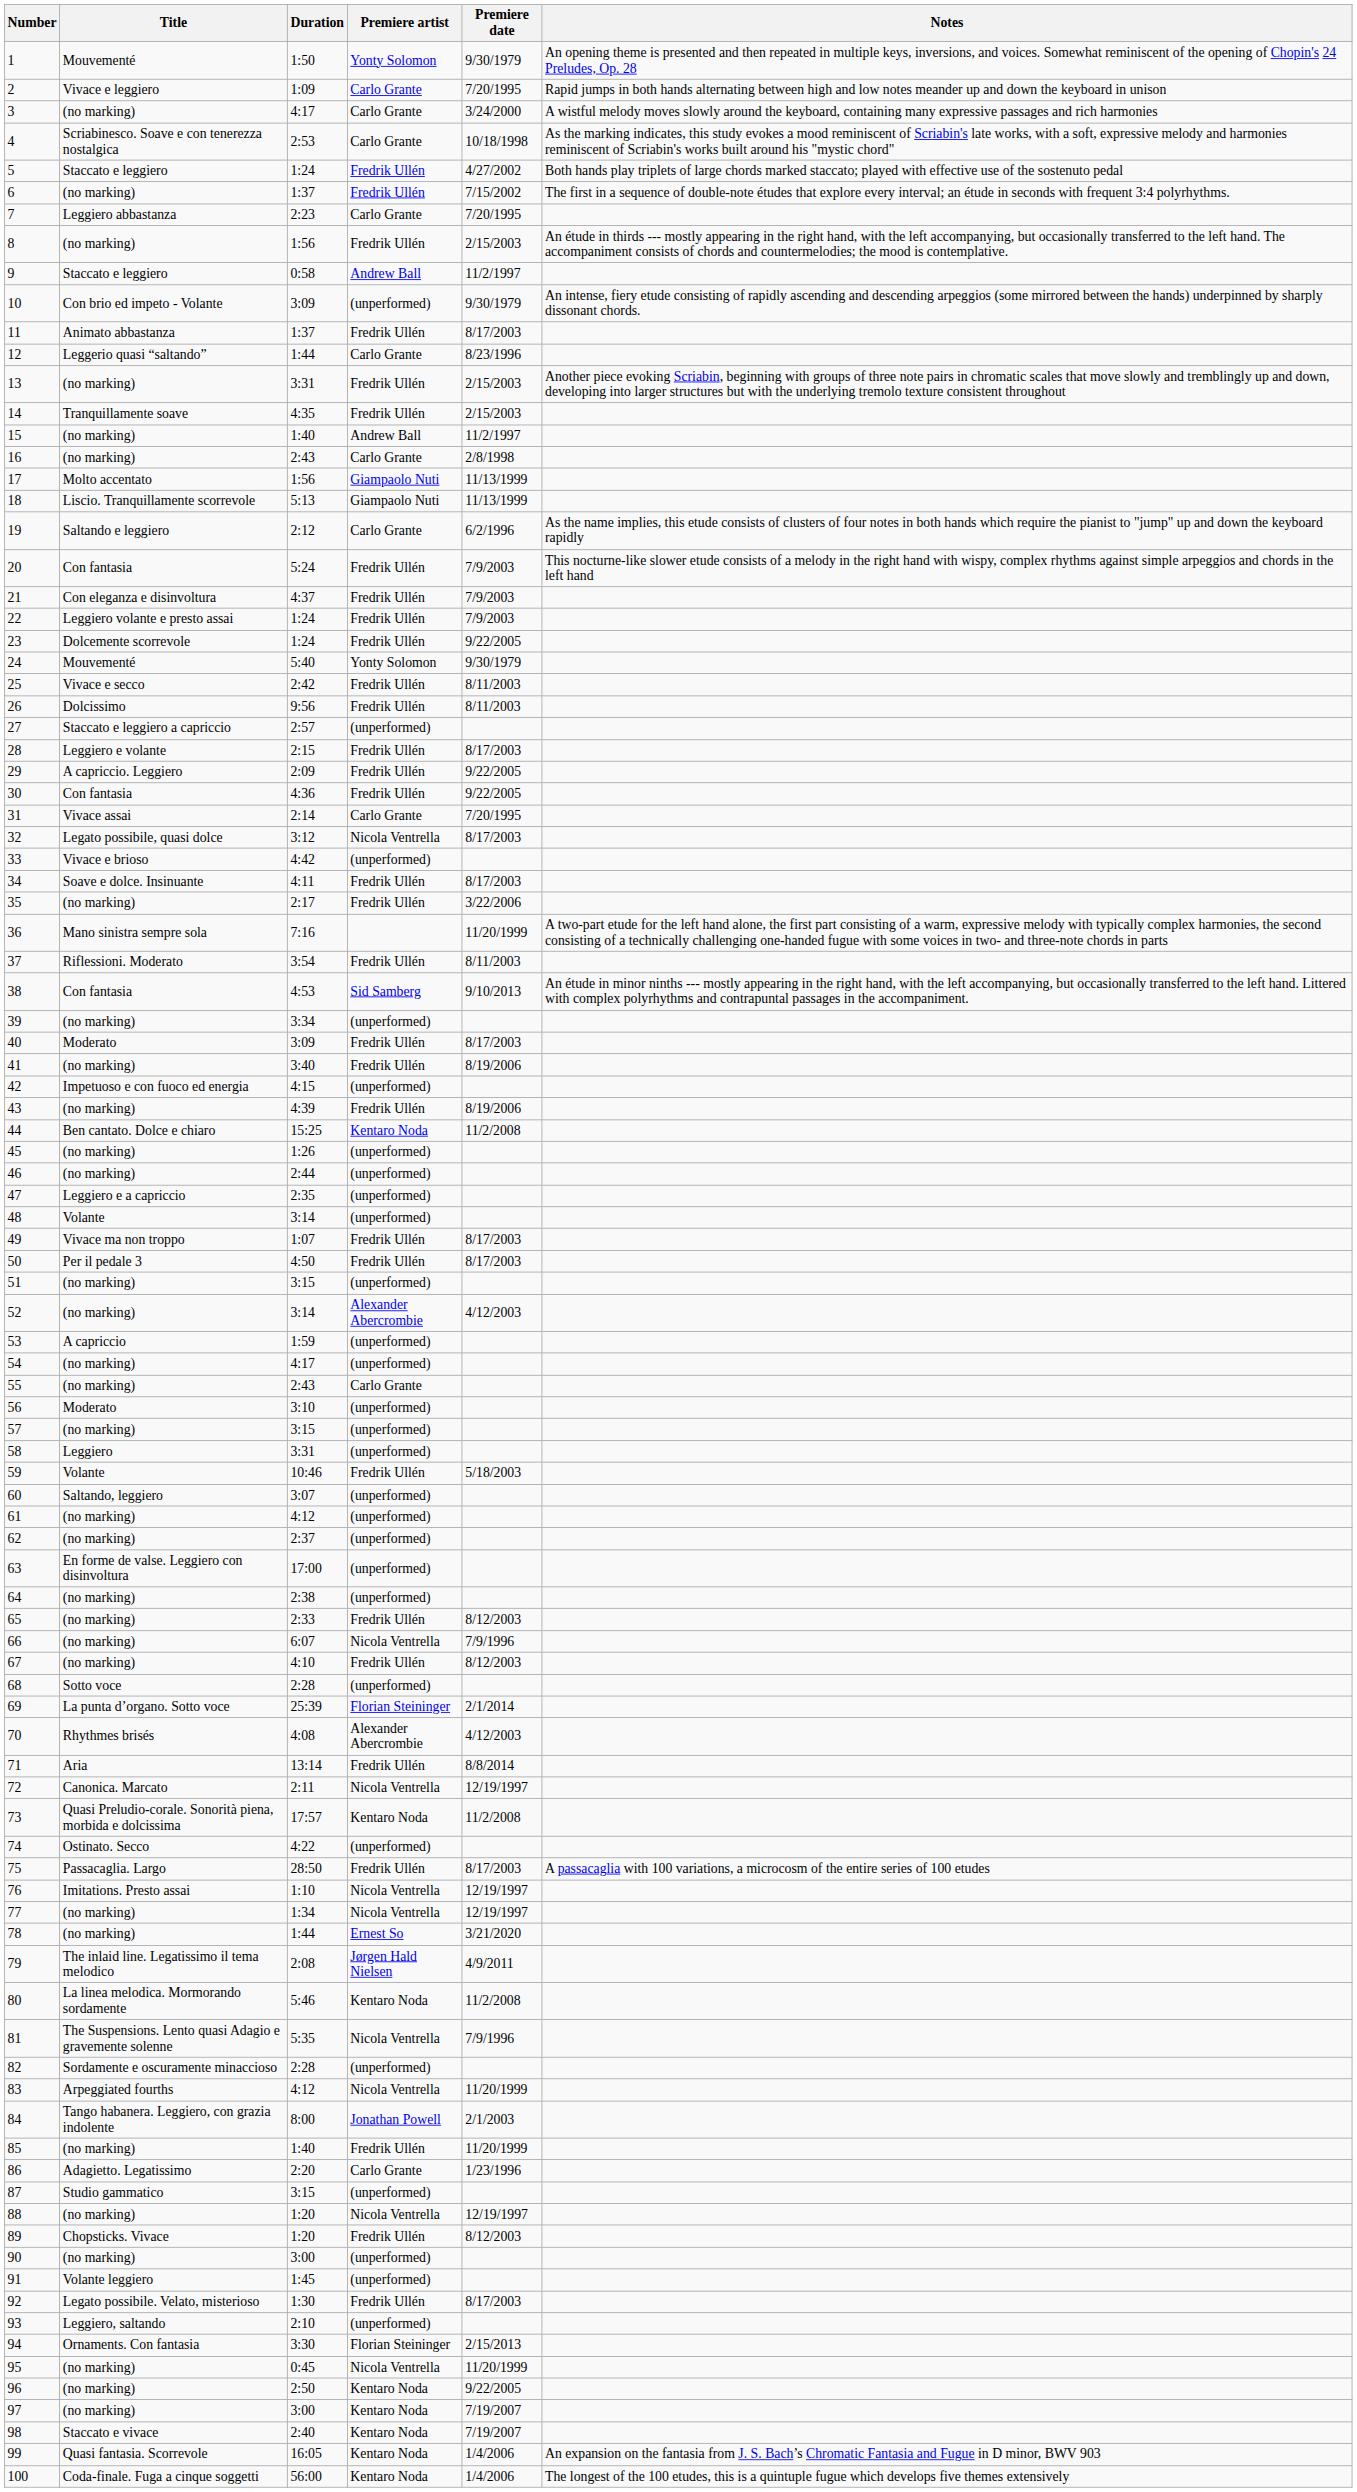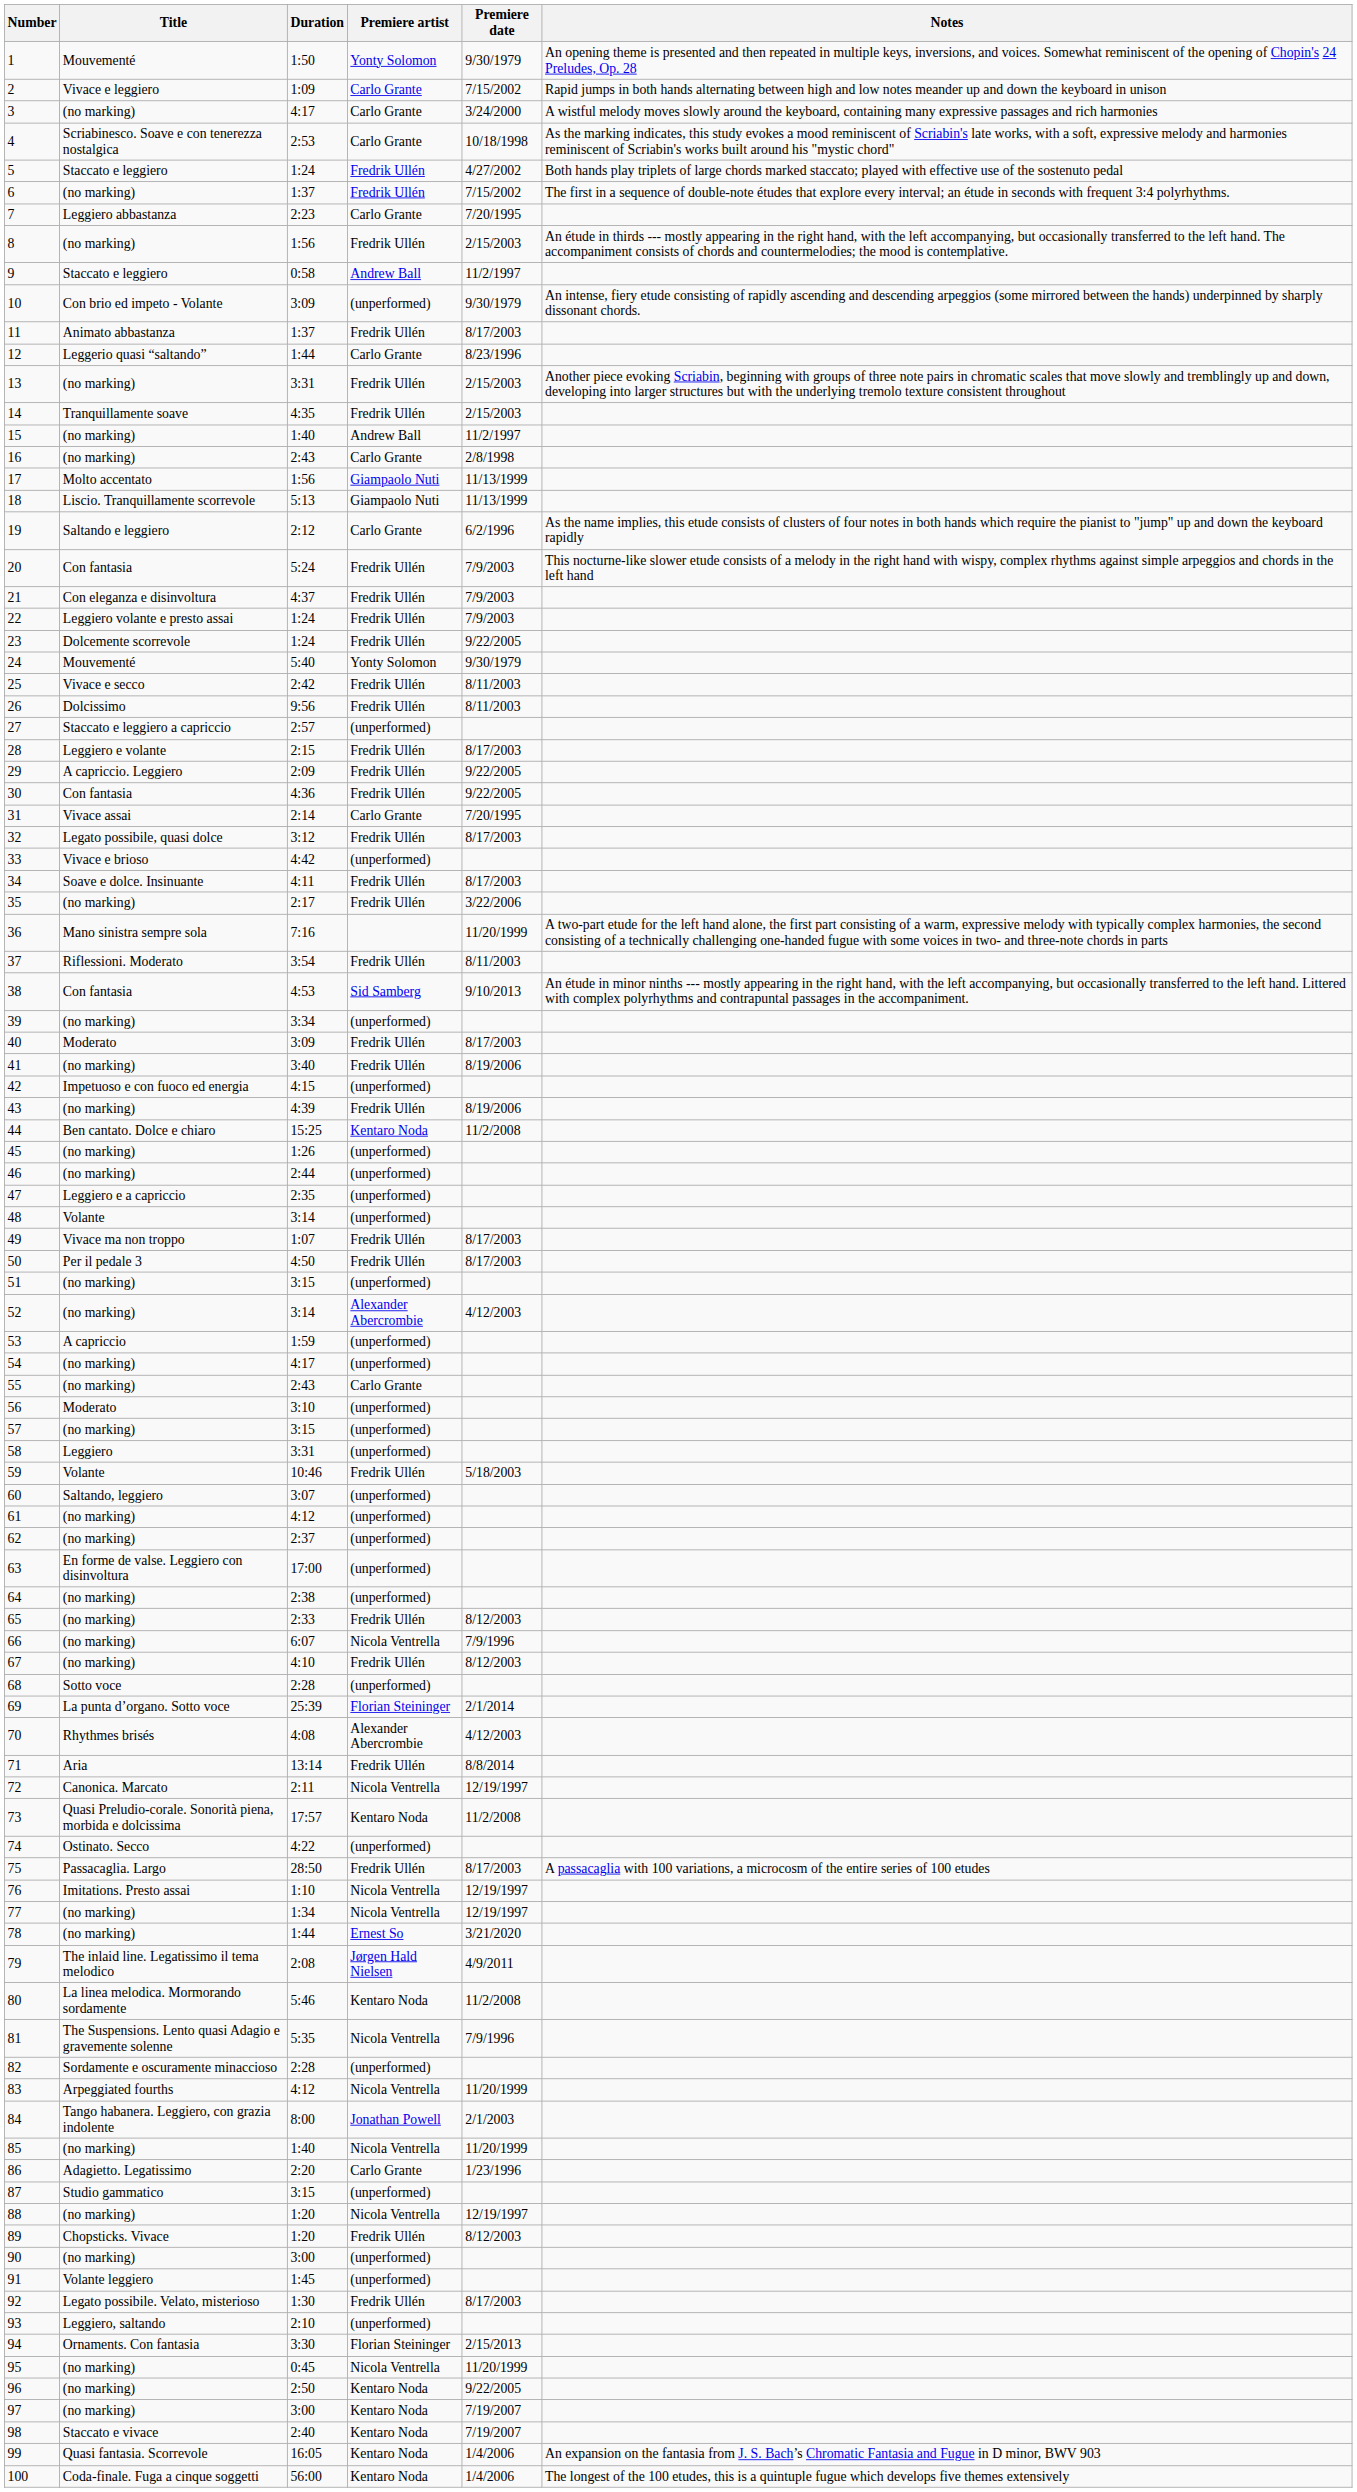(493, 90) 7/20/1995 -> (493, 90) 7/15/2002
(395, 837) Nicola Ventrella -> (388, 837) Fredrik Ullén
(388, 2148) Fredrik Ullén -> (395, 2148) Nicola Ventrella
